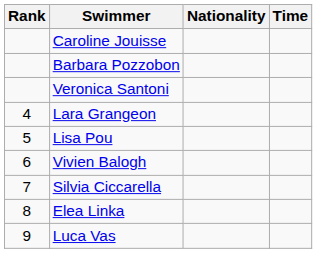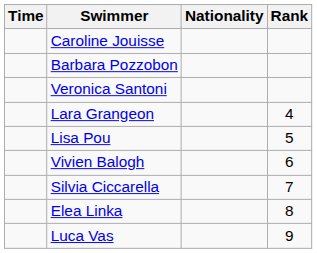columns swapped: (27, 16) <-> (290, 16)
